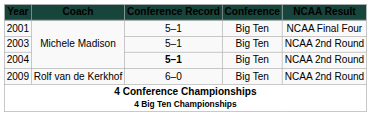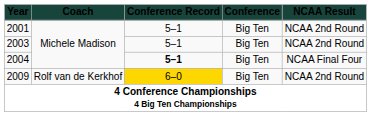(324, 28) NCAA Final Four -> (324, 28) NCAA 2nd Round
(324, 60) NCAA 2nd Round -> (324, 60) NCAA Final Four
(173, 76) no background -> (173, 76) gold background
